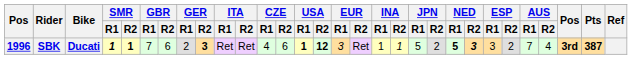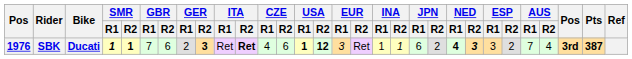(19, 46) 1996 -> (19, 46) 1976
(246, 46) normal -> (247, 46) bold
(418, 46) 5 -> (419, 46) 6
(455, 46) 5 -> (456, 46) 4
